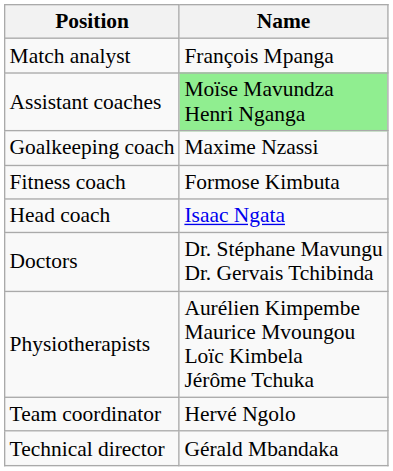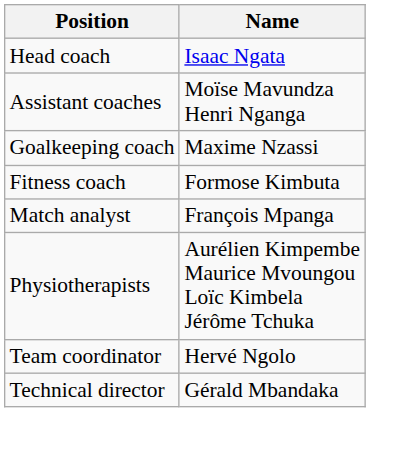rows swapped: (60, 215) <-> (70, 55)
(259, 101) lightgreen background -> (259, 101) no background
- row: (44, 261)
